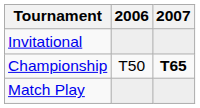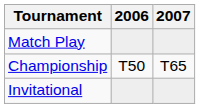rows swapped: (46, 90) <-> (45, 41)
(173, 66) bold -> (173, 66) normal
